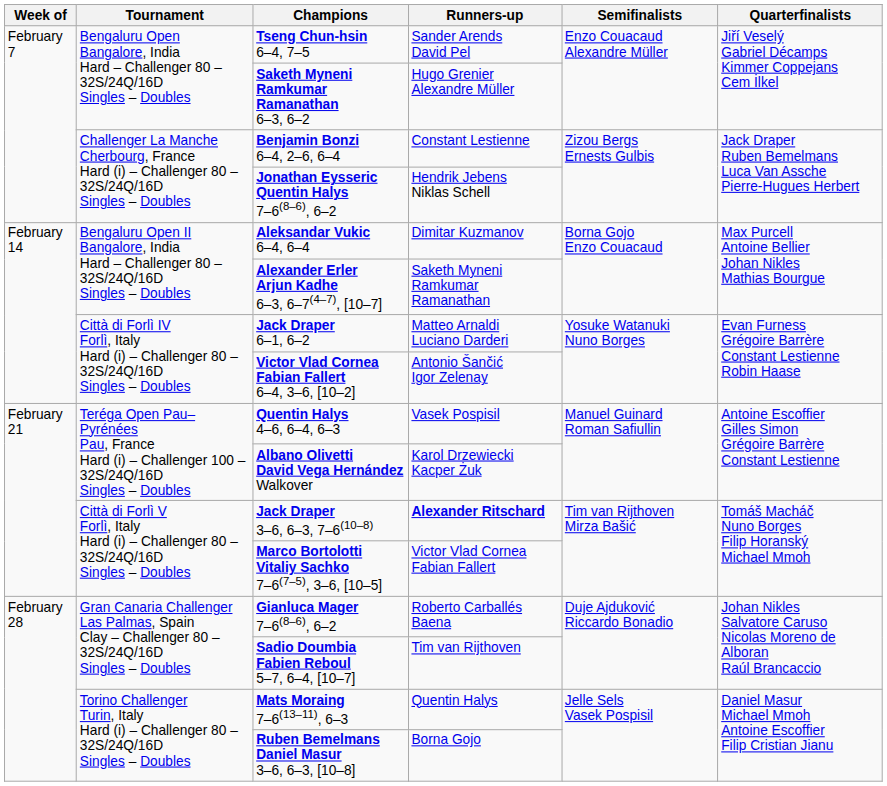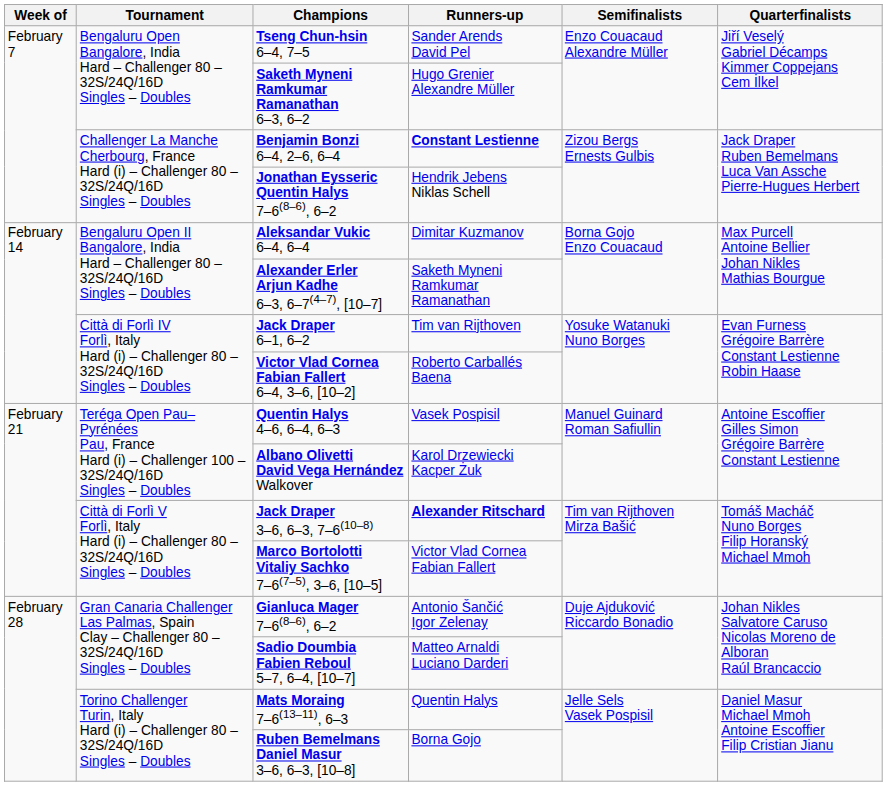(471, 140) normal -> (475, 140) bold
(460, 333) Matteo Arnaldi Luciano Darderi -> (466, 325) Tim van Rijthoven
(457, 369) Antonio Šančić Igor Zelenay -> (467, 369) Roberto Carballés Baena
(467, 615) Roberto Carballés Baena -> (457, 615) Antonio Šančić Igor Zelenay
(466, 648) Tim van Rijthoven -> (460, 655) Matteo Arnaldi Luciano Darderi
